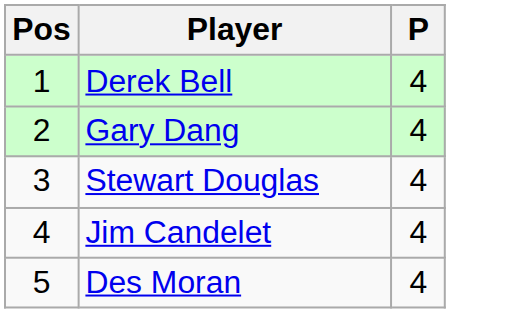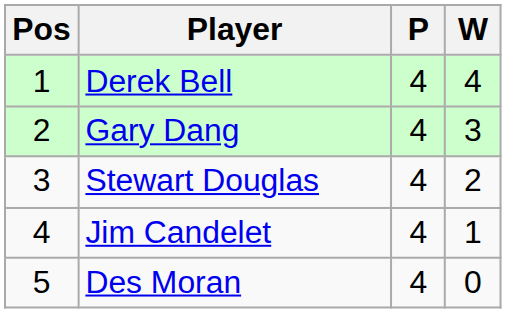+ column: (473, 29)
